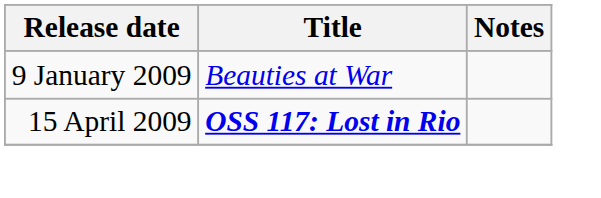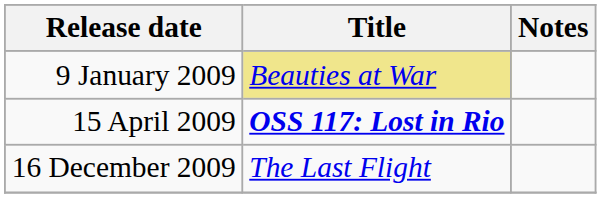(299, 74) no background -> (343, 74) khaki background
+ row: (124, 167)
